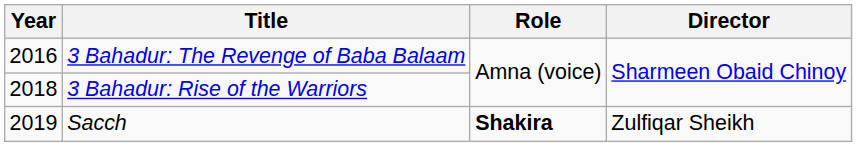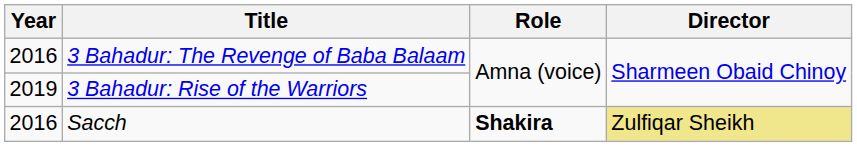(33, 89) 2018 -> (33, 89) 2019
(33, 123) 2019 -> (33, 123) 2016
(683, 123) no background -> (683, 123) khaki background
